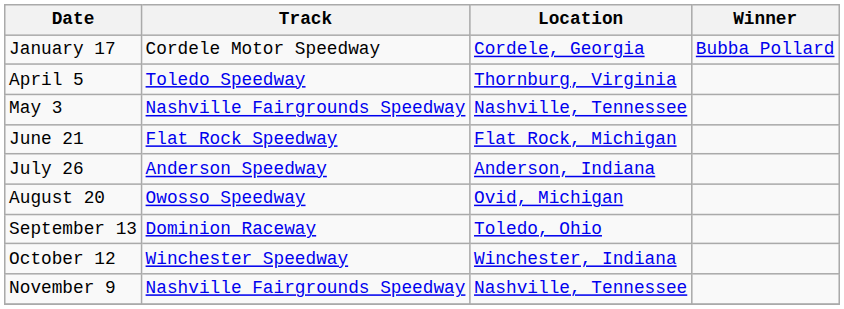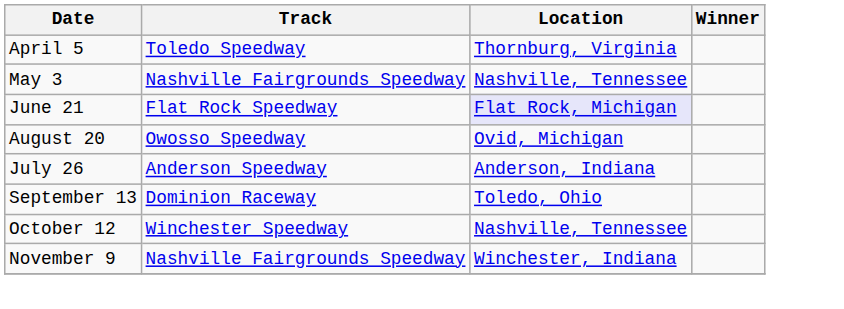- row: (62, 49)
(575, 139) no background -> (575, 109) lavender background
rows swapped: (46, 169) <-> (57, 199)
(575, 258) Winchester, Indiana -> (581, 229) Nashville, Tennessee
(581, 288) Nashville, Tennessee -> (575, 258) Winchester, Indiana
